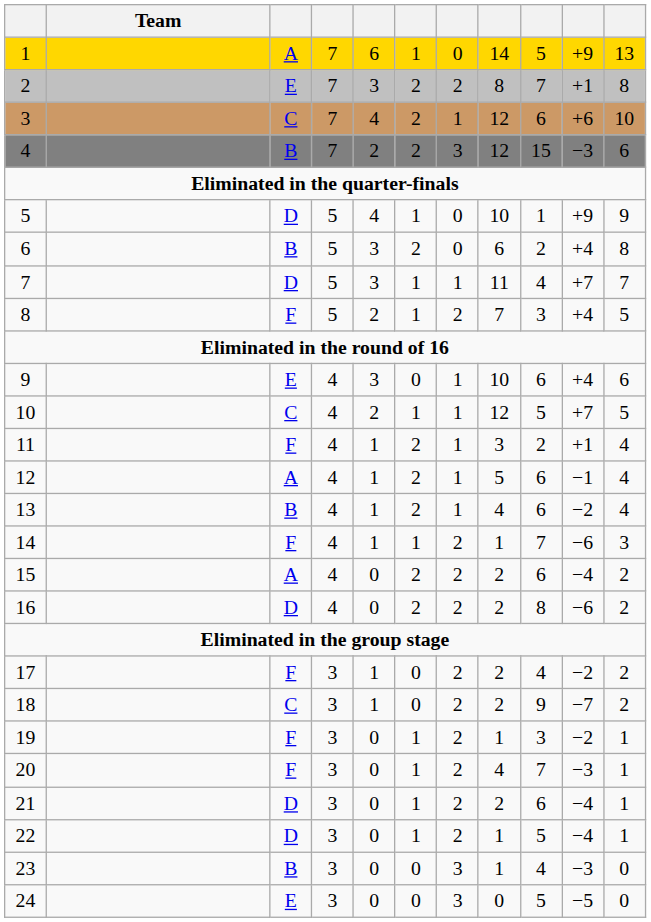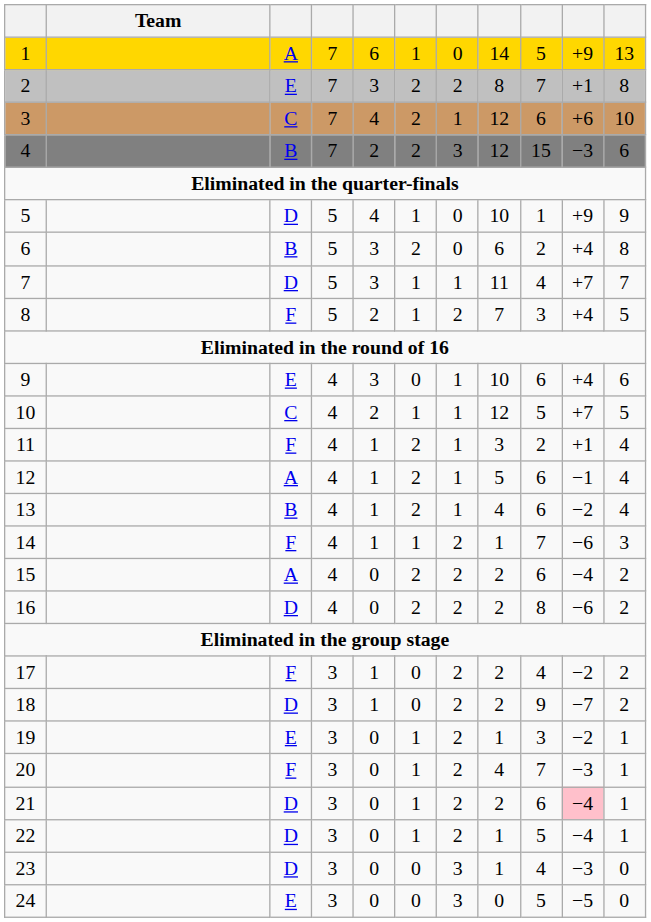(291, 705) C -> (291, 705) D
(291, 737) F -> (291, 737) E
(583, 802) no background -> (583, 802) pink background
(291, 868) B -> (291, 868) D
